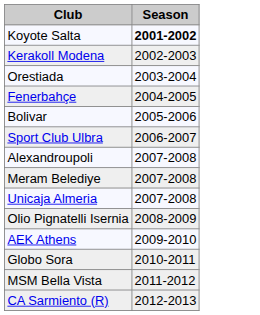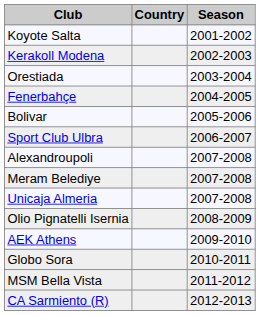+ column: (159, 15)
(165, 35) bold -> (221, 35) normal
